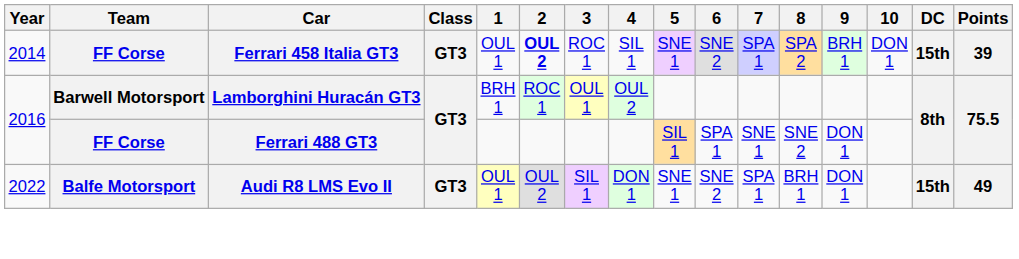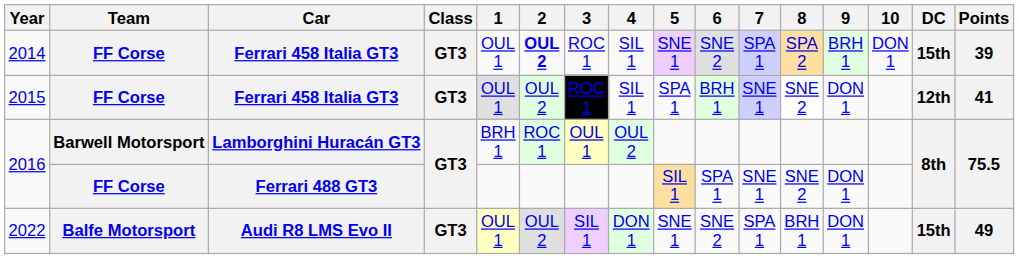+ row: (27, 97)
